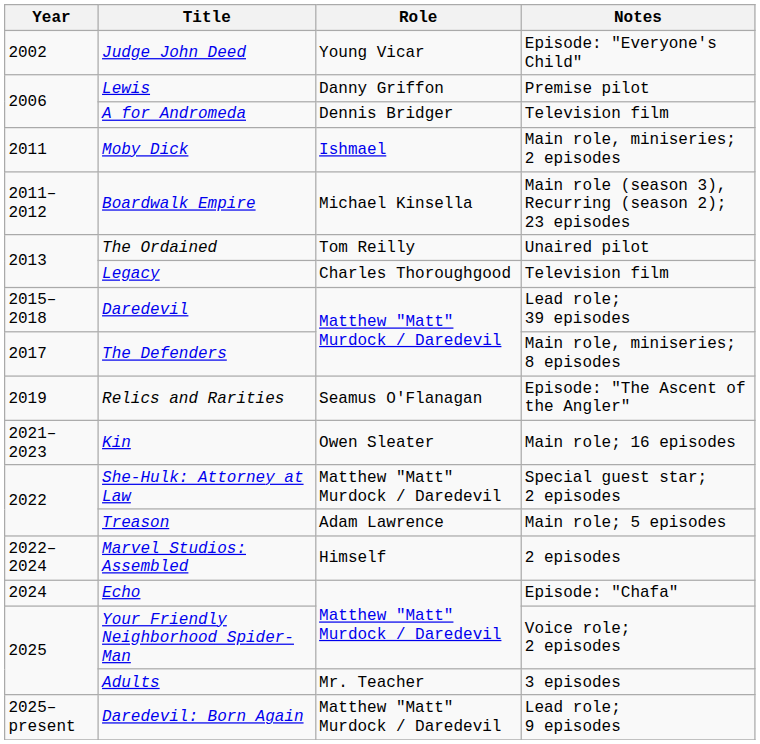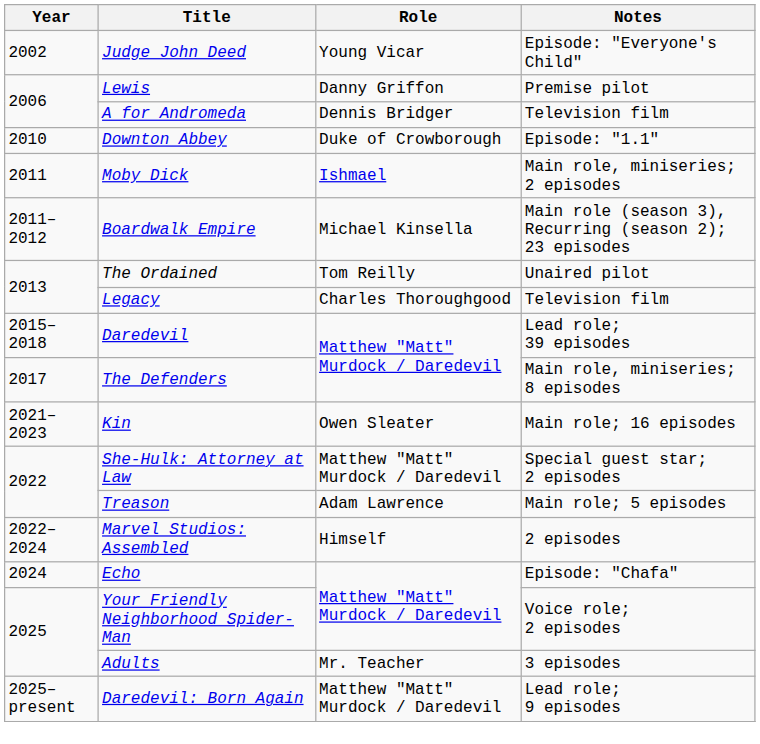+ row: (164, 140)
- row: (193, 398)
